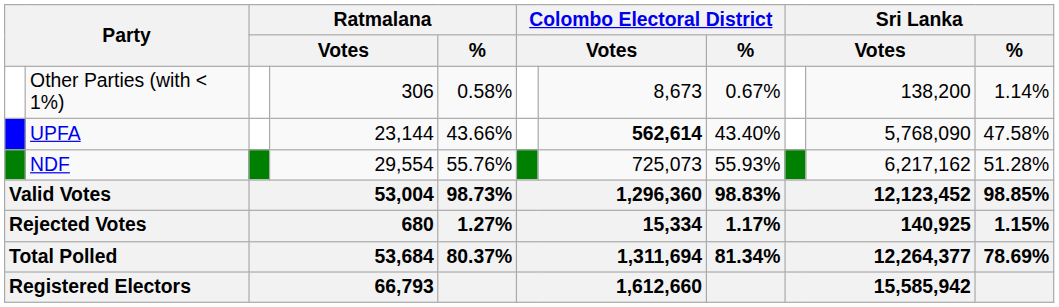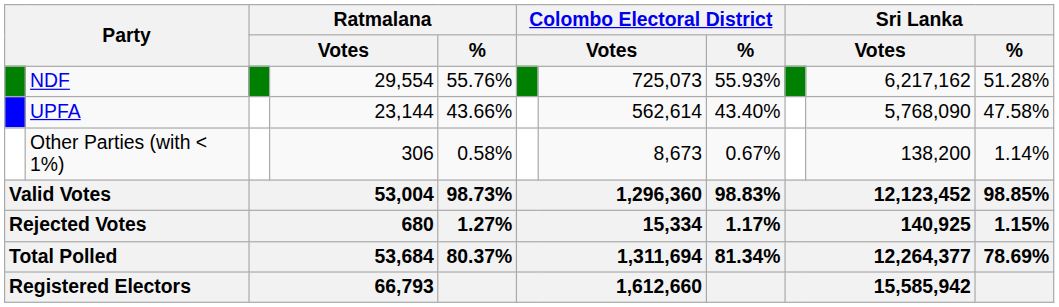rows swapped: (50, 164) <-> (119, 92)
(667, 133) bold -> (667, 111) normal
